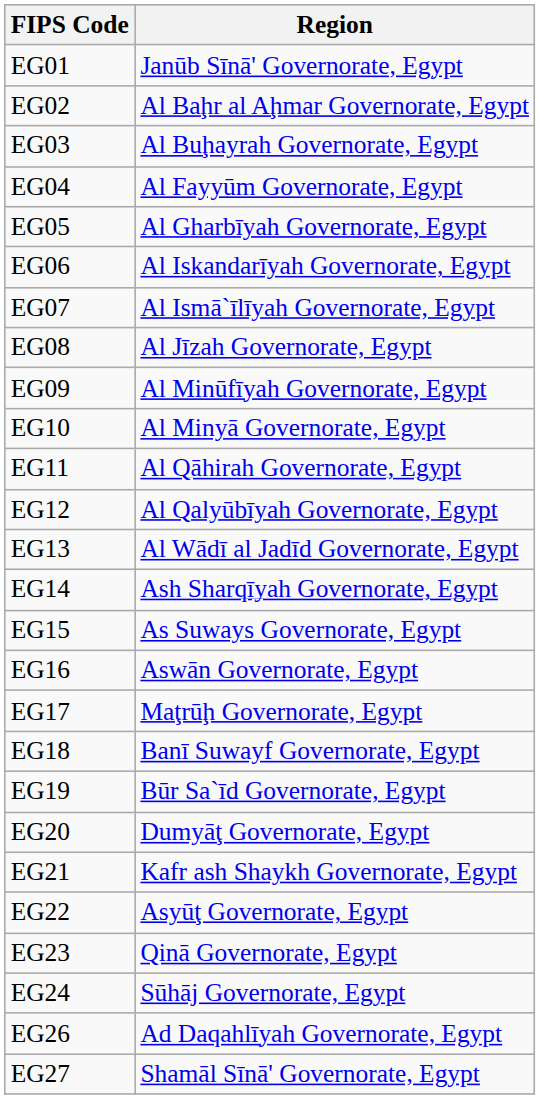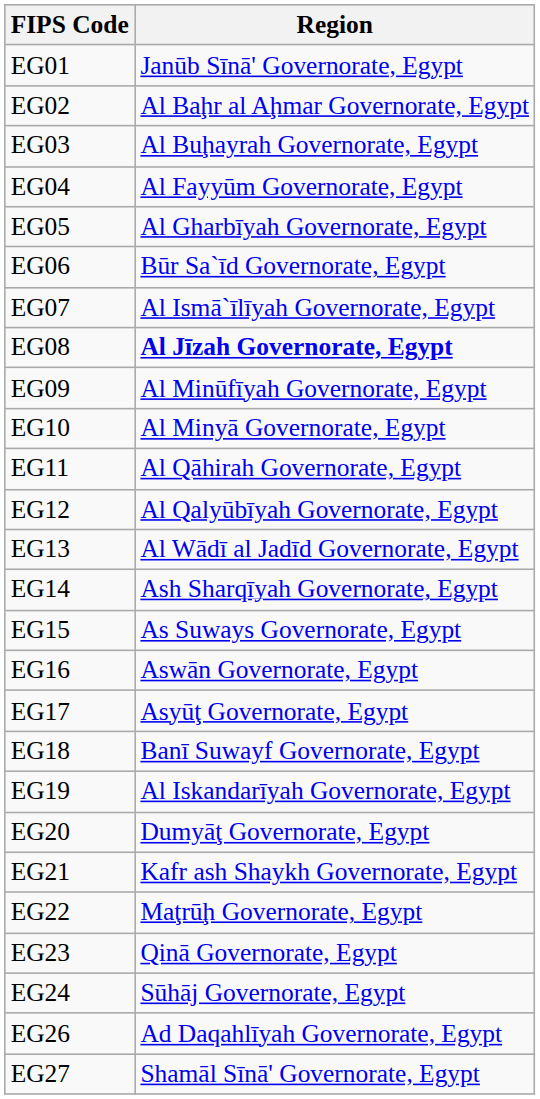(326, 266) Al Iskandarīyah Governorate, Egypt -> (293, 266) Būr Sa`īd Governorate, Egypt
(286, 347) normal -> (297, 347) bold
(281, 710) Maţrūḩ Governorate, Egypt -> (274, 710) Asyūţ Governorate, Egypt
(293, 791) Būr Sa`īd Governorate, Egypt -> (326, 791) Al Iskandarīyah Governorate, Egypt
(274, 912) Asyūţ Governorate, Egypt -> (281, 912) Maţrūḩ Governorate, Egypt
